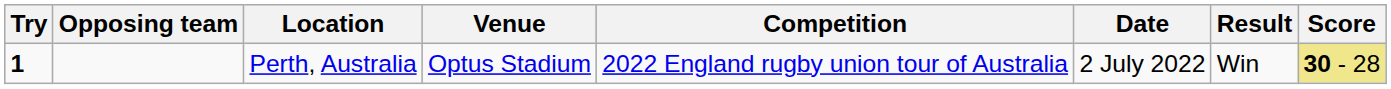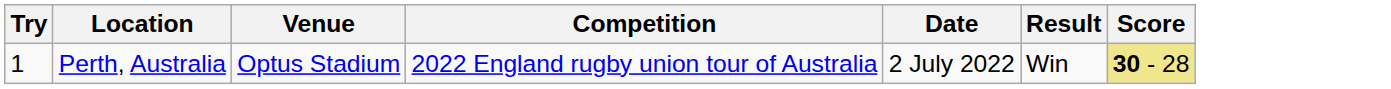- column: (148, 24)
(17, 63) bold -> (17, 63) normal
